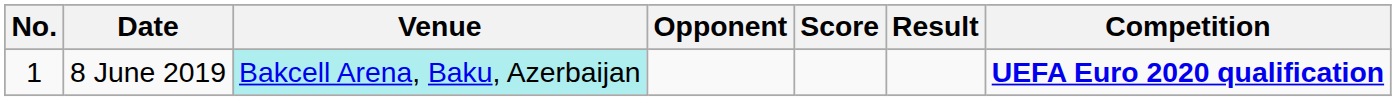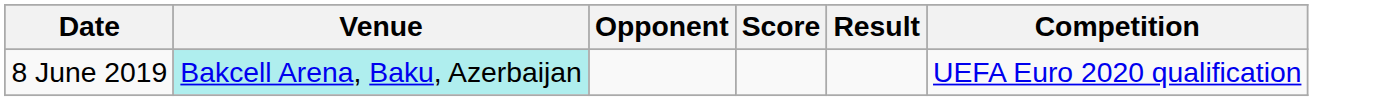- column: (34, 26)
(1188, 71) bold -> (1117, 71) normal
